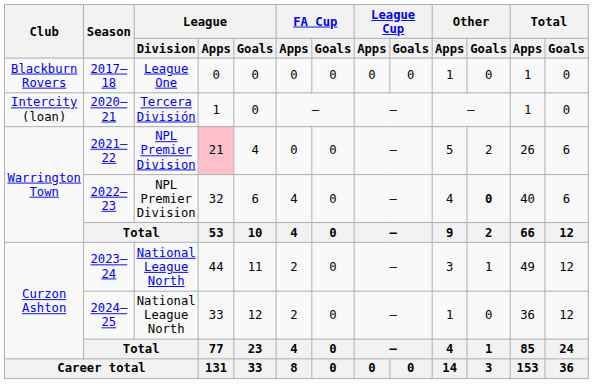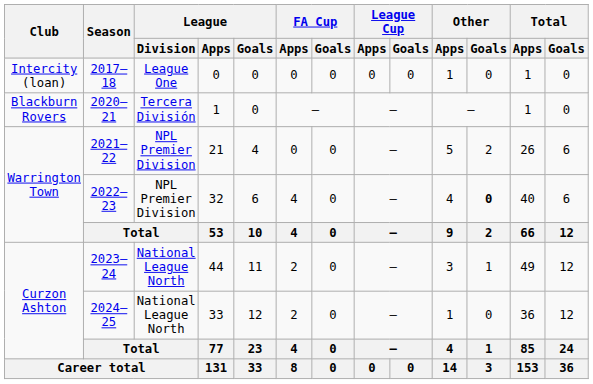(44, 75) Blackburn Rovers -> (44, 75) Intercity (loan)
(44, 109) Intercity (loan) -> (44, 109) Blackburn Rovers
(216, 150) pink background -> (216, 150) no background
